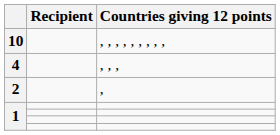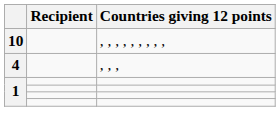- row: (16, 89)
